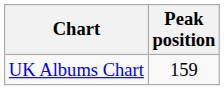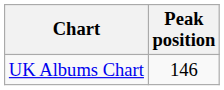(184, 69) 159 -> (184, 69) 146
